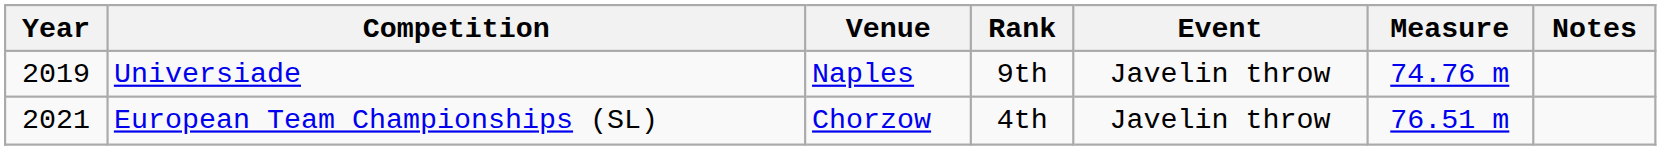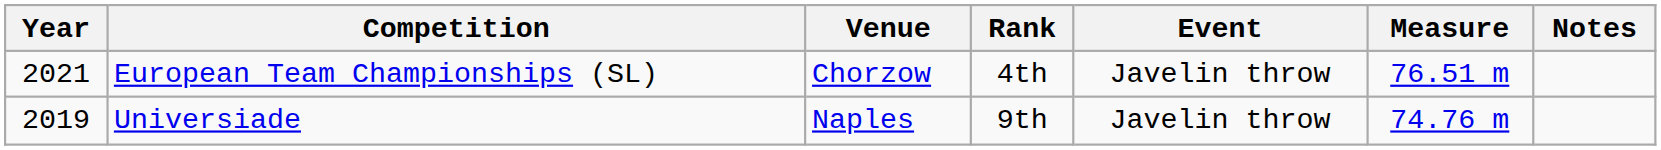rows swapped: (207, 74) <-> (386, 121)
